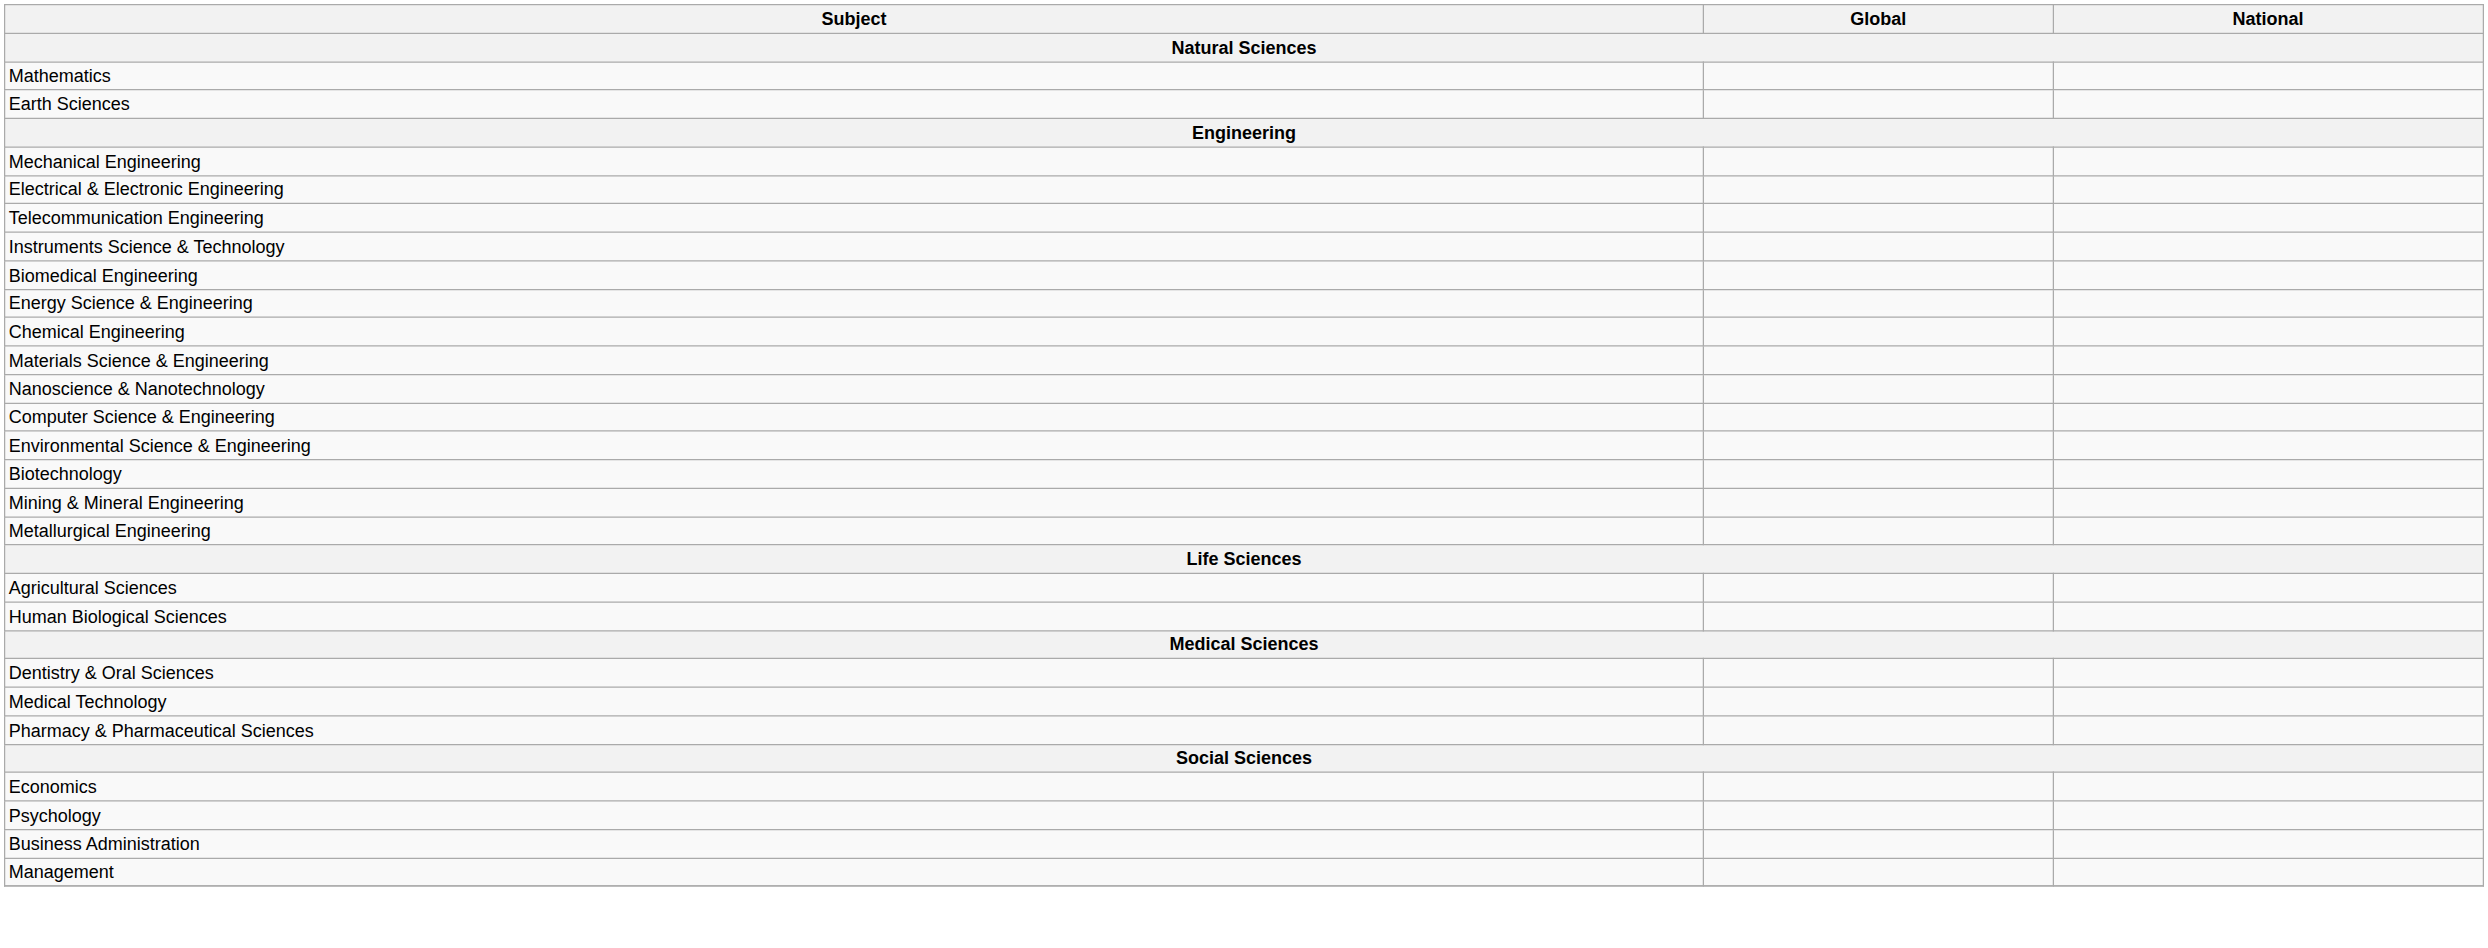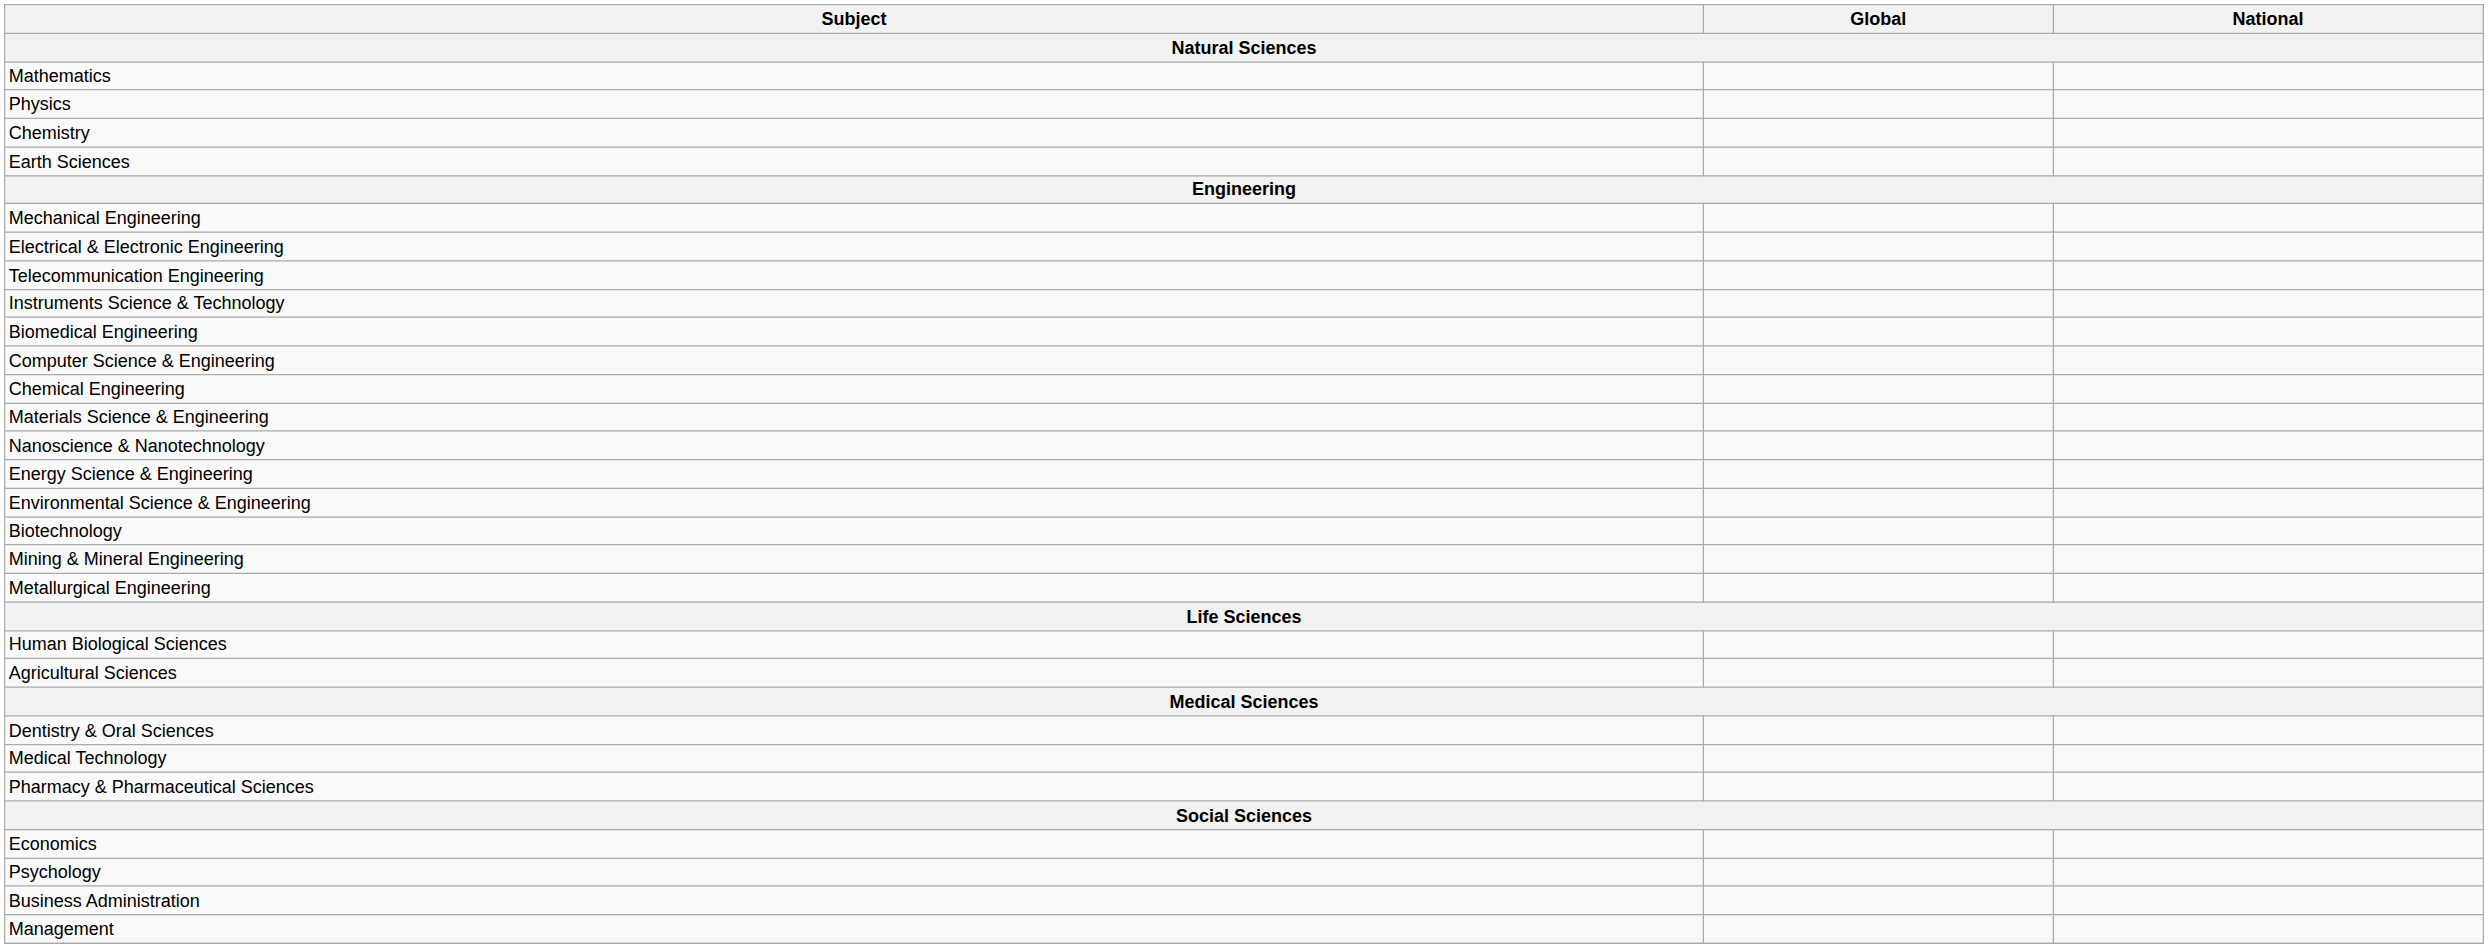+ row: (40, 105)
+ row: (49, 133)
rows swapped: (142, 417) <-> (131, 304)
rows swapped: (118, 616) <-> (93, 588)
